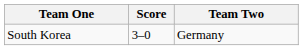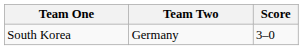columns swapped: (236, 14) <-> (151, 14)
